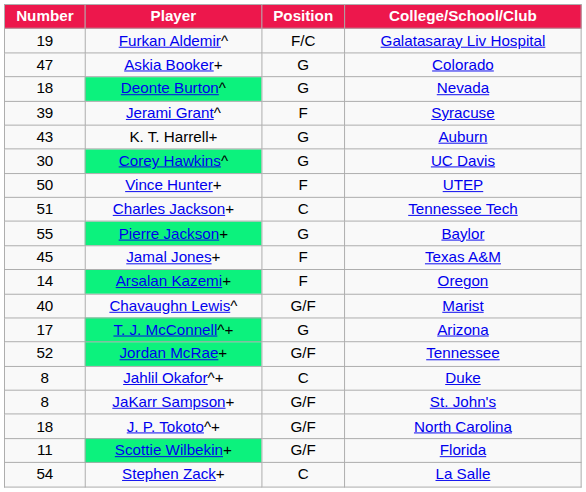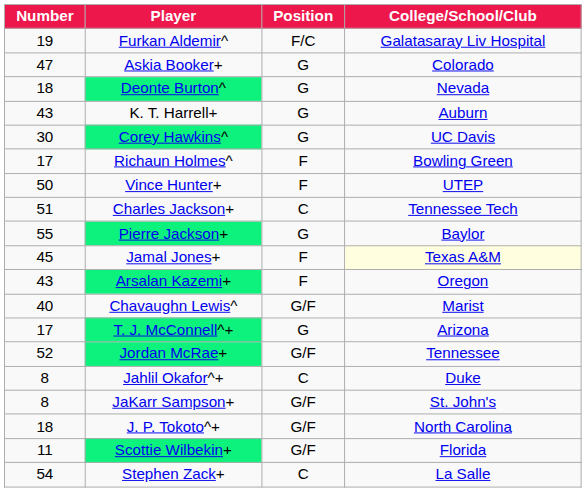- row: (173, 112)
+ row: (173, 161)
(463, 257) no background -> (463, 257) lightyellow background
(45, 281) 14 -> (45, 281) 43
